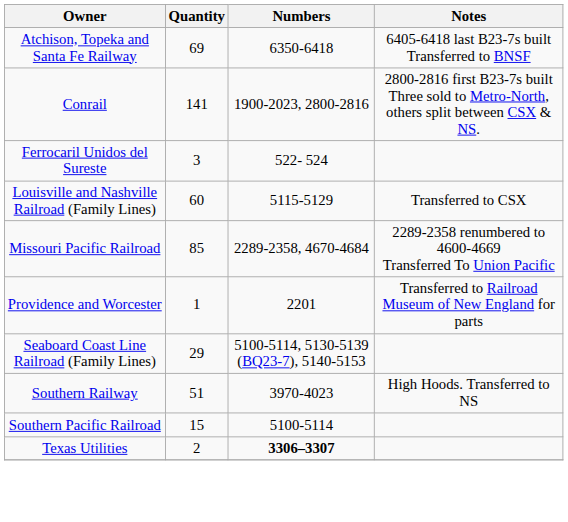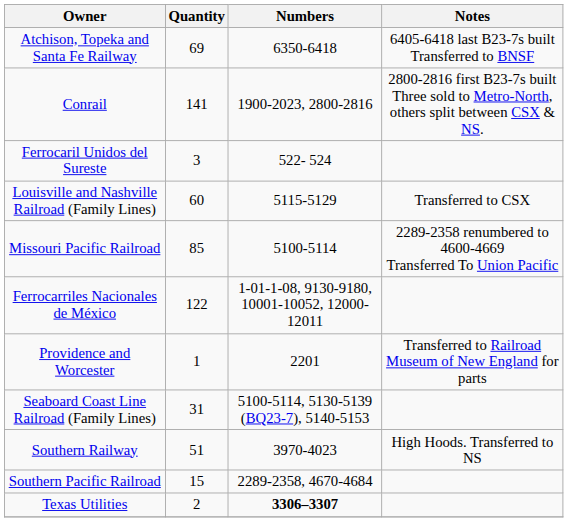(301, 248) 2289-2358, 4670-4684 -> (305, 248) 5100-5114
+ row: (85, 305)
(197, 353) 29 -> (197, 409) 31
(301, 424) 5100-5114 -> (305, 481) 2289-2358, 4670-4684
